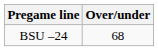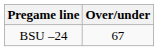(118, 35) 68 -> (118, 35) 67
